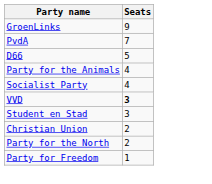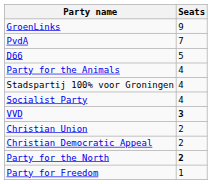+ row: (90, 85)
- row: (47, 114)
+ row: (79, 143)
(127, 143) normal -> (181, 158) bold
